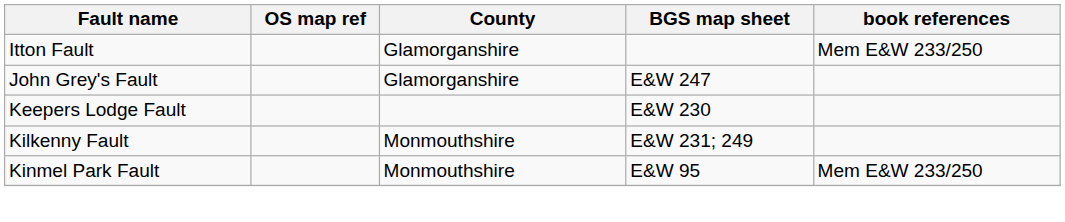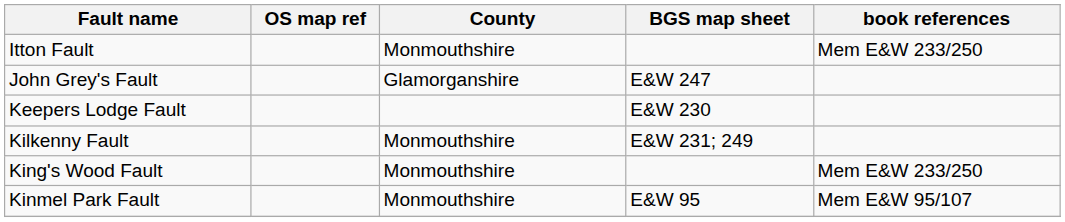(451, 49) Glamorganshire -> (449, 49) Monmouthshire
+ row: (86, 170)
(900, 170) Mem E&W 233/250 -> (895, 200) Mem E&W 95/107
